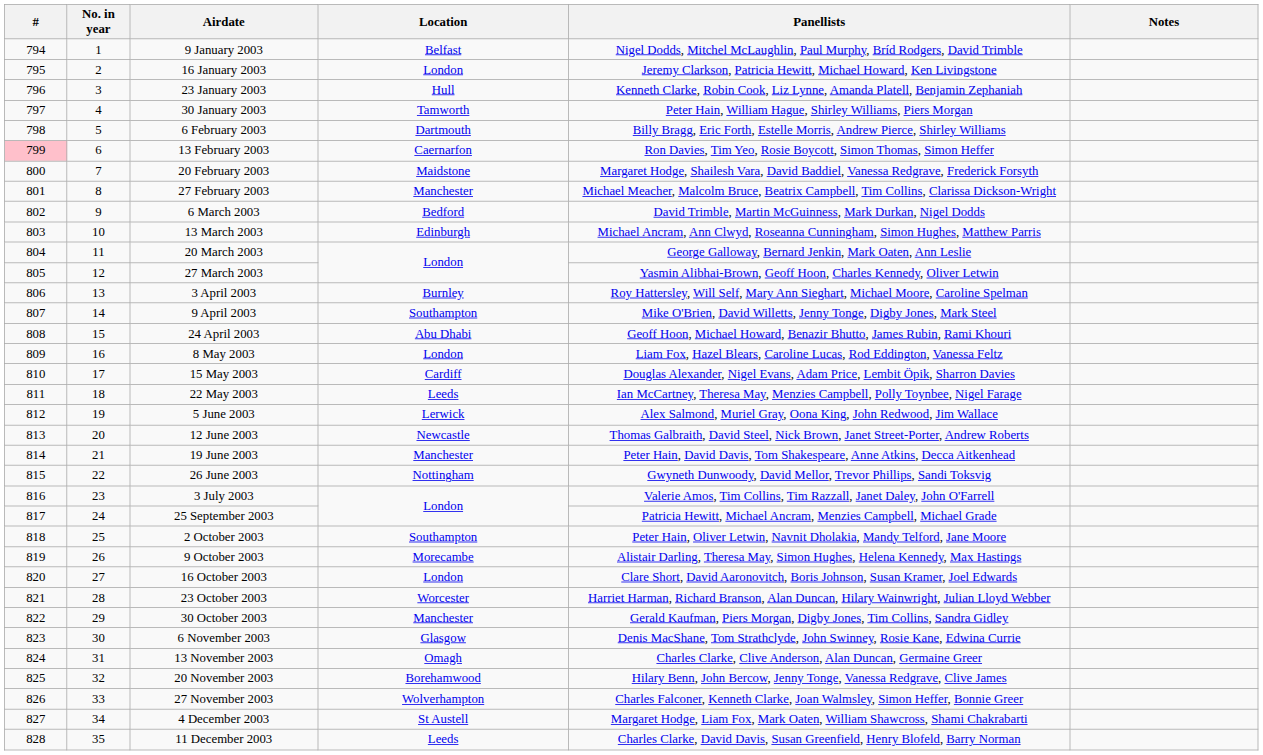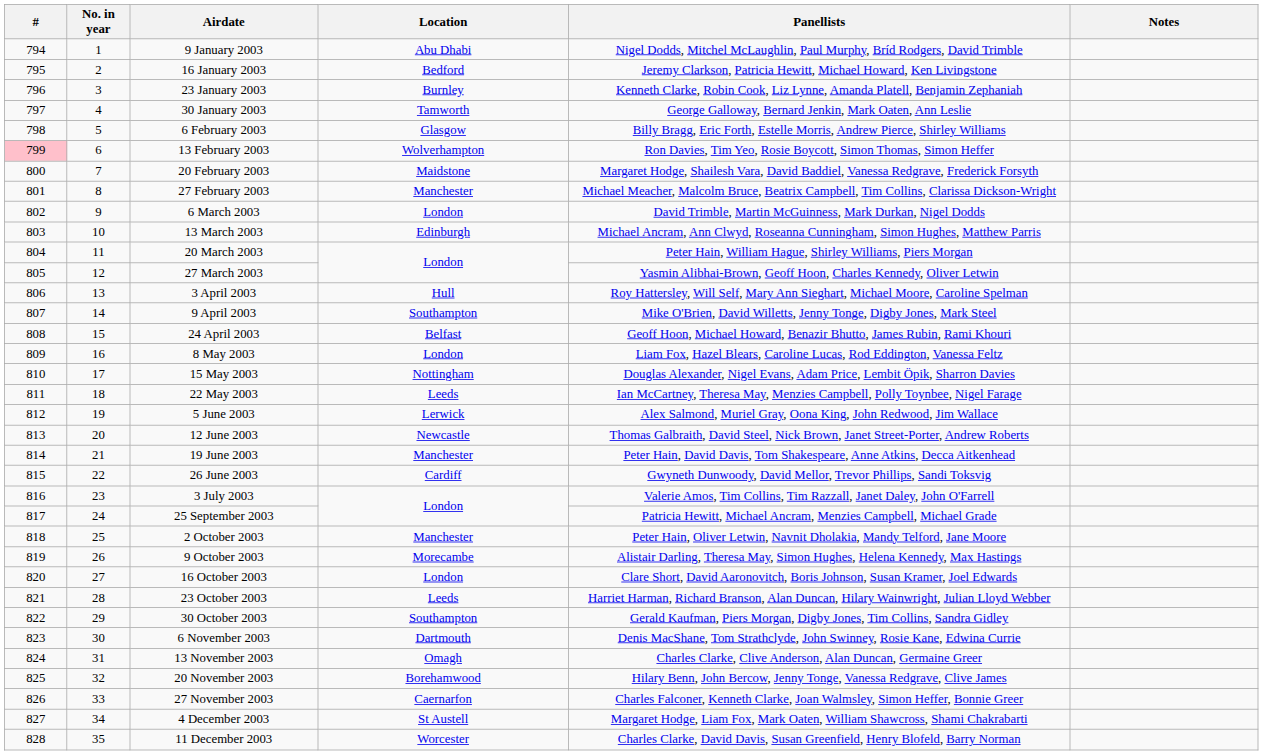(443, 49) Belfast -> (443, 49) Abu Dhabi
(443, 69) London -> (443, 69) Bedford
(443, 89) Hull -> (443, 89) Burnley
(819, 110) Peter Hain, William Hague, Shirley Williams, Piers Morgan -> (819, 110) George Galloway, Bernard Jenkin, Mark Oaten, Ann Leslie
(443, 130) Dartmouth -> (443, 130) Glasgow
(443, 150) Caernarfon -> (443, 150) Wolverhampton
(443, 211) Bedford -> (443, 211) London
(819, 252) George Galloway, Bernard Jenkin, Mark Oaten, Ann Leslie -> (819, 252) Peter Hain, William Hague, Shirley Williams, Piers Morgan
(443, 292) Burnley -> (443, 292) Hull
(443, 333) Abu Dhabi -> (443, 333) Belfast
(443, 374) Cardiff -> (443, 374) Nottingham
(443, 475) Nottingham -> (443, 475) Cardiff
(443, 536) Southampton -> (443, 536) Manchester
(443, 597) Worcester -> (443, 597) Leeds
(443, 617) Manchester -> (443, 617) Southampton
(443, 638) Glasgow -> (443, 638) Dartmouth
(443, 698) Wolverhampton -> (443, 698) Caernarfon
(443, 739) Leeds -> (443, 739) Worcester
